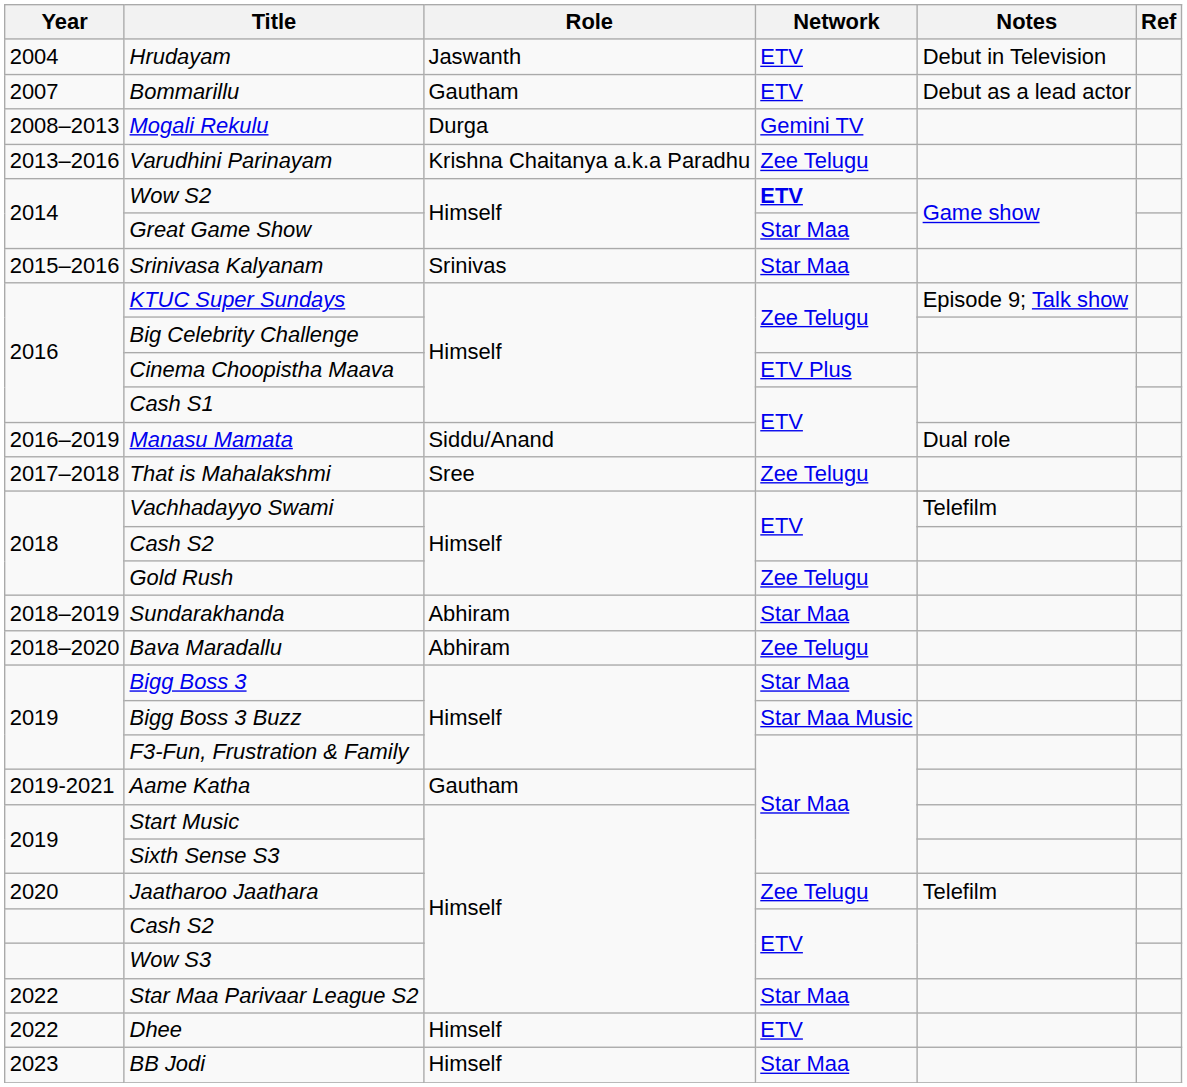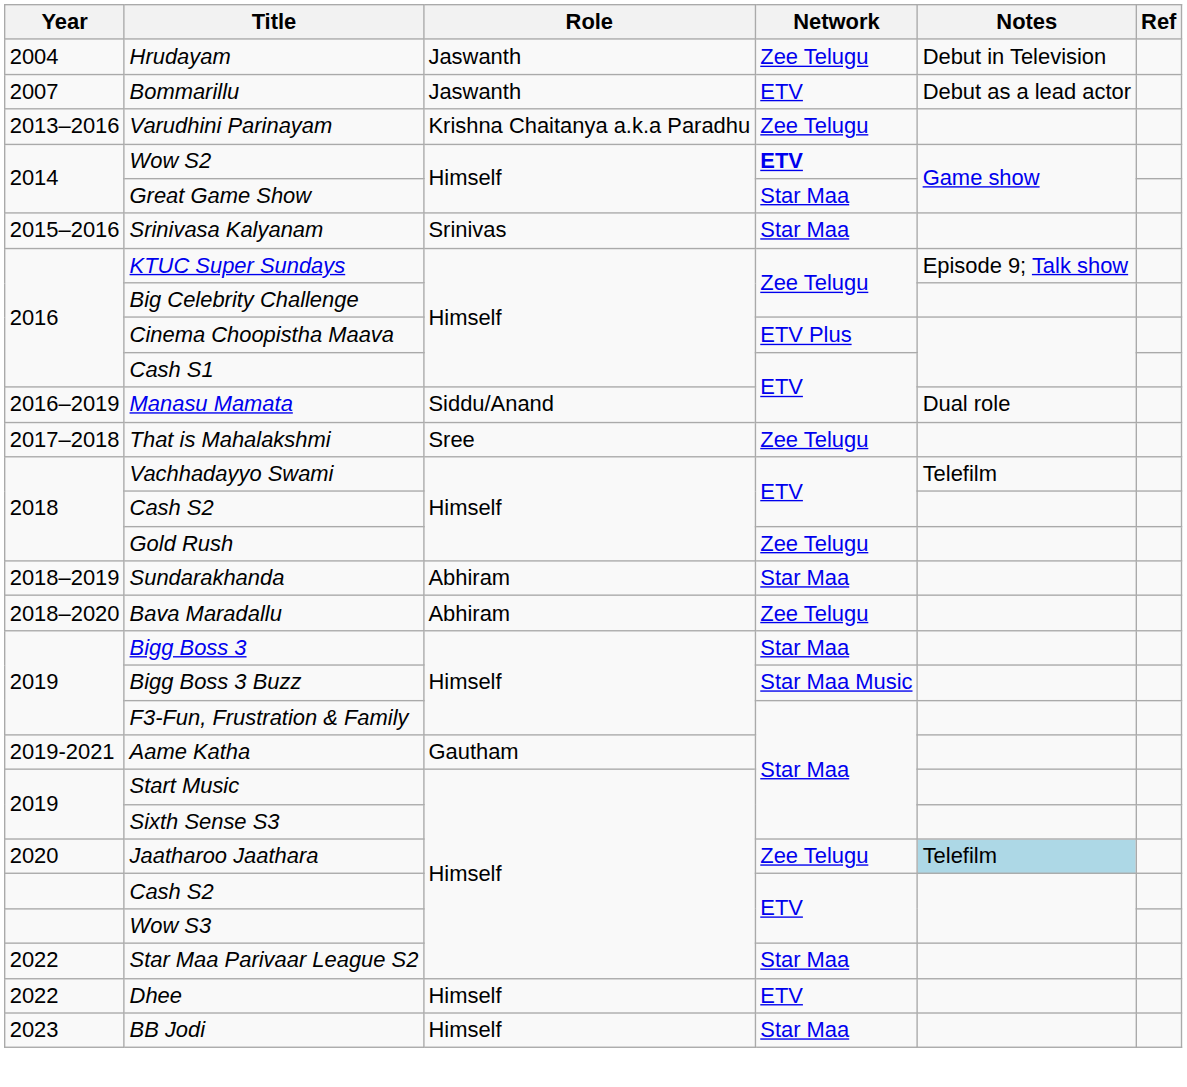(782, 56) ETV -> (814, 56) Zee Telugu
(474, 91) Gautham -> (475, 91) Jaswanth
- row: (65, 126)
(960, 890) no background -> (960, 856) lightblue background
